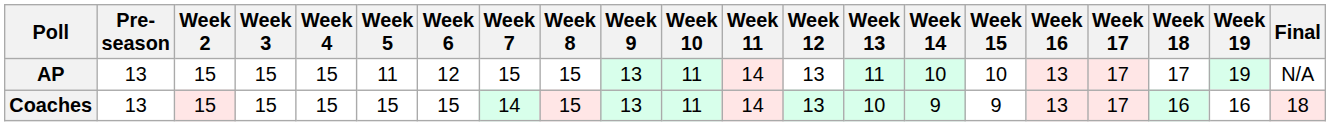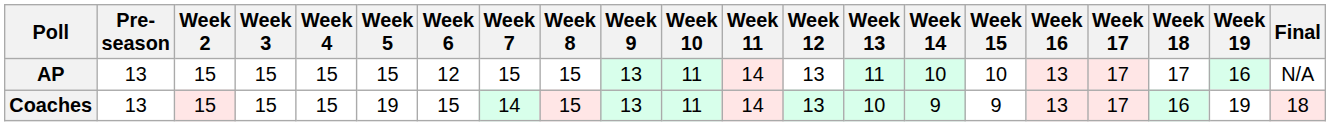(388, 74) 11 -> (388, 74) 15
(1239, 74) 19 -> (1239, 74) 16
(388, 106) 15 -> (388, 106) 19
(1239, 106) 16 -> (1239, 106) 19
